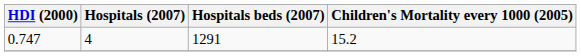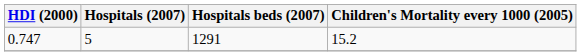(88, 39) 4 -> (88, 39) 5
